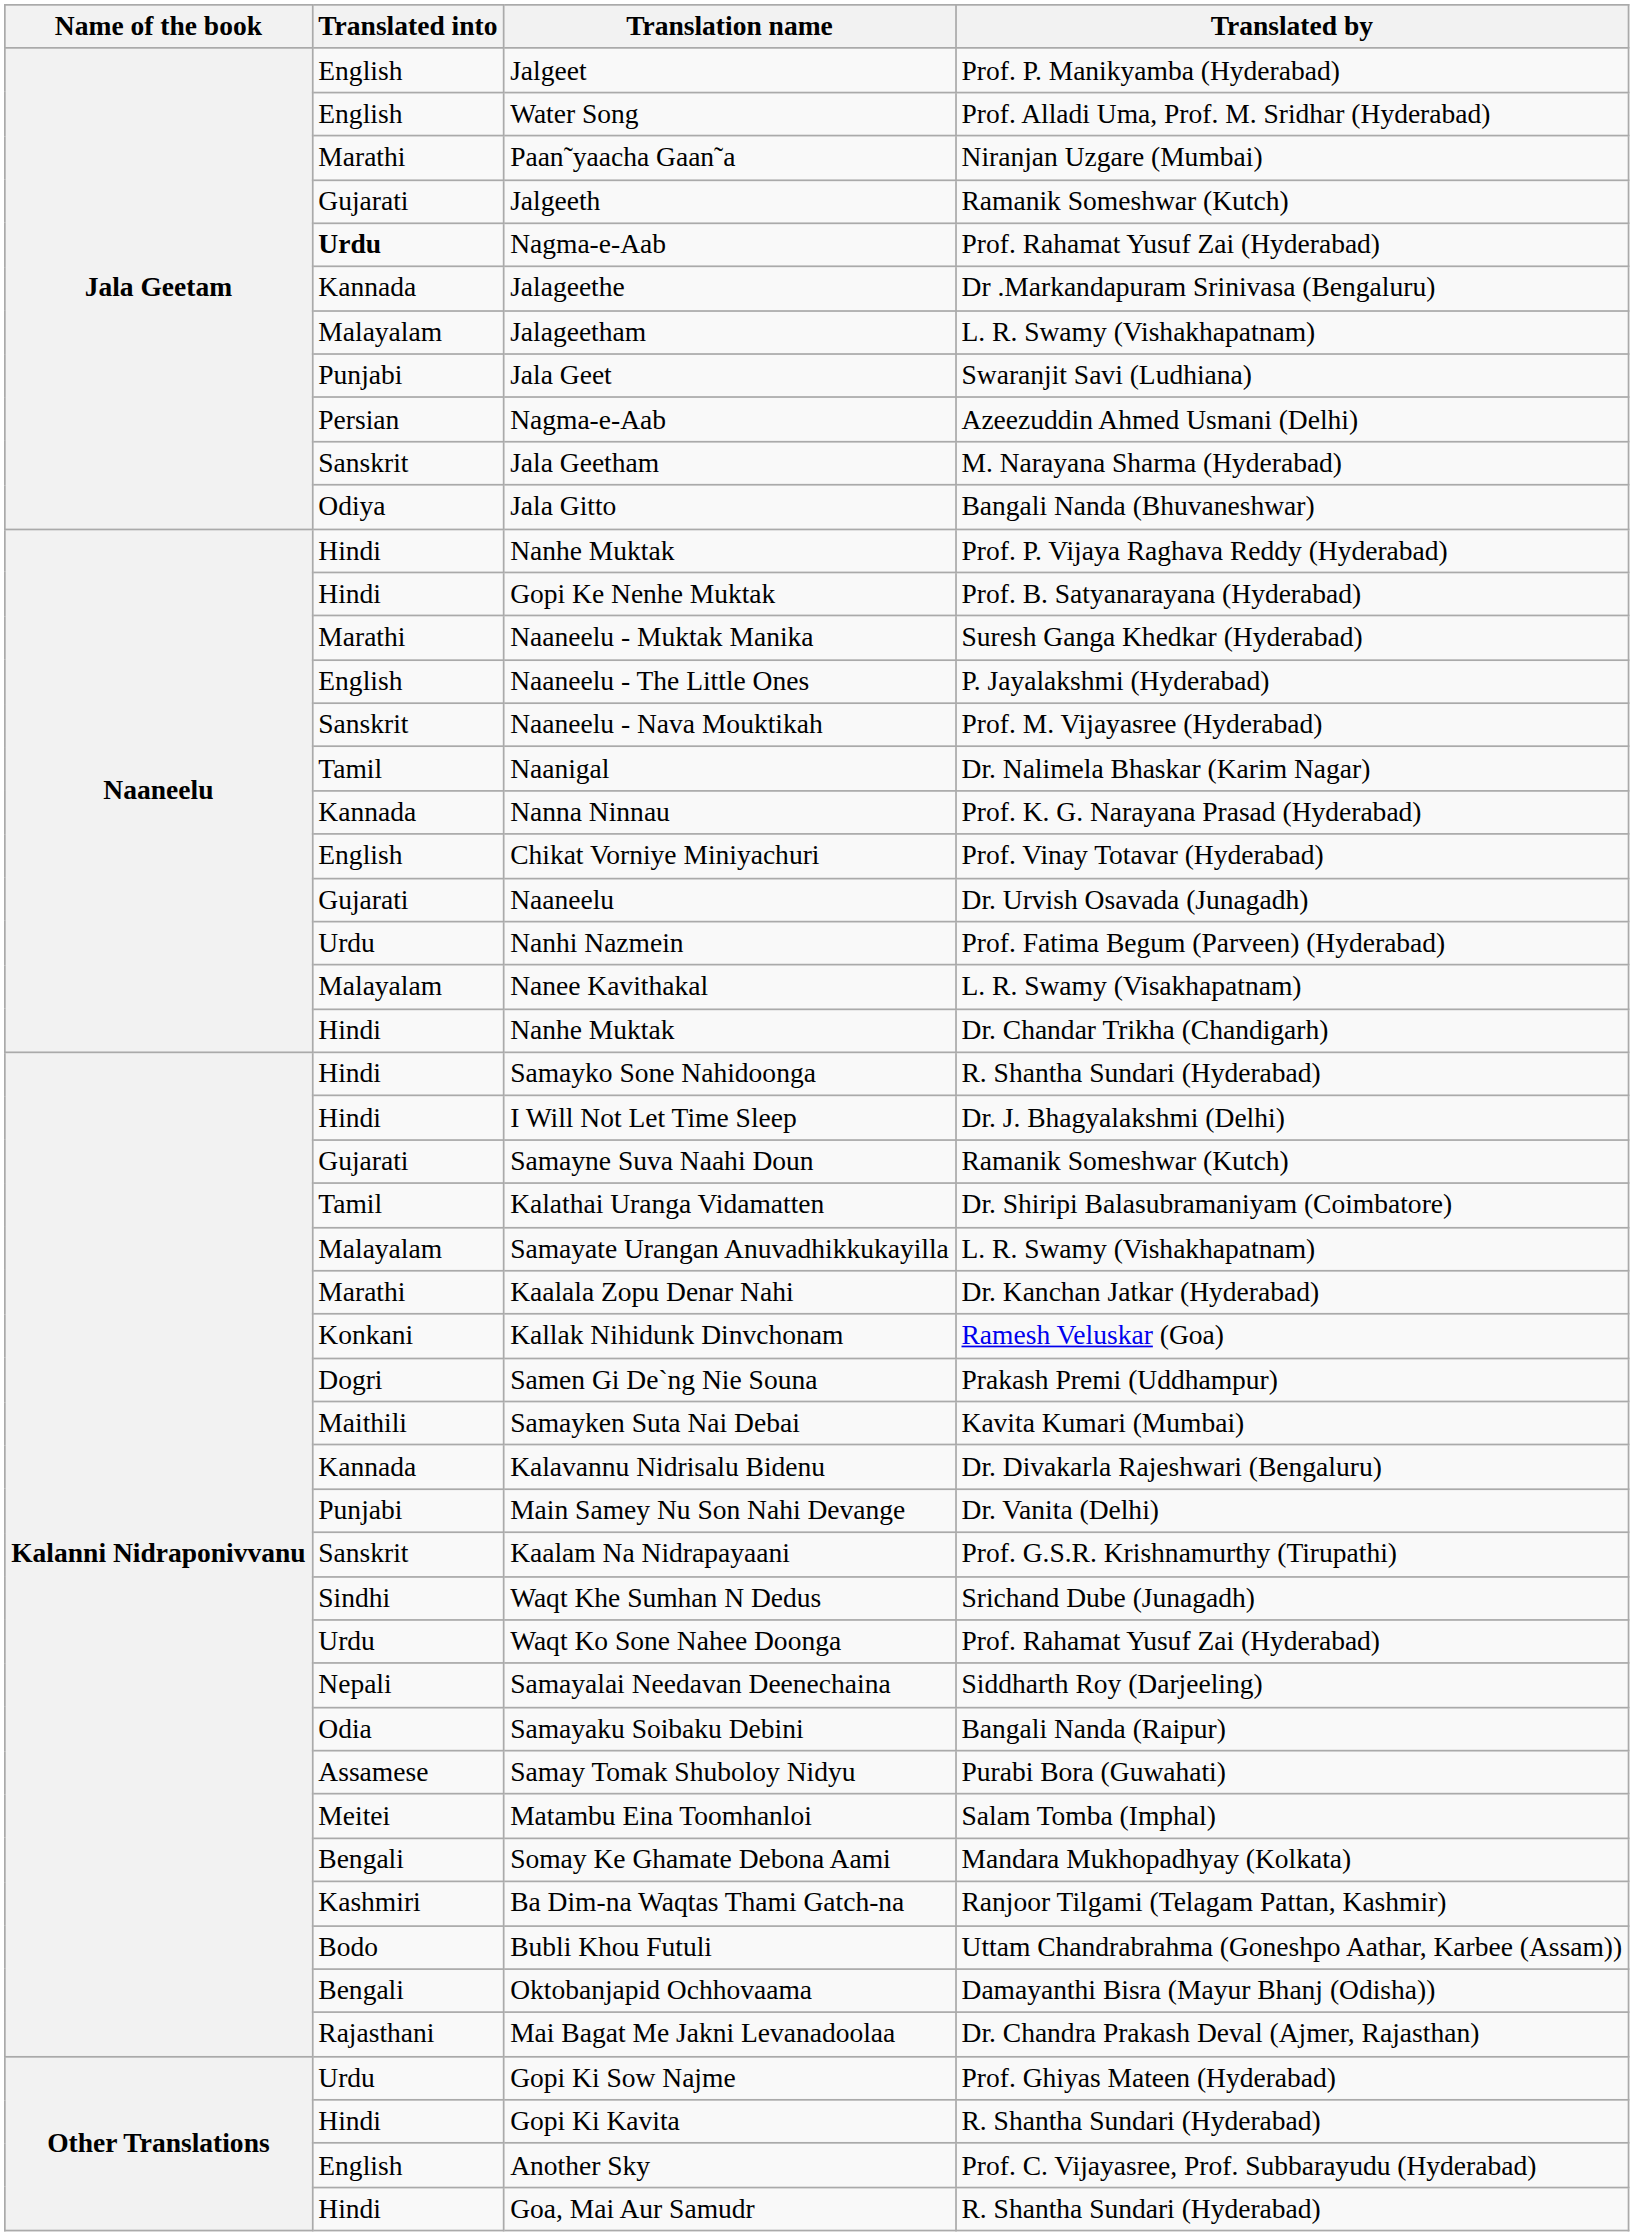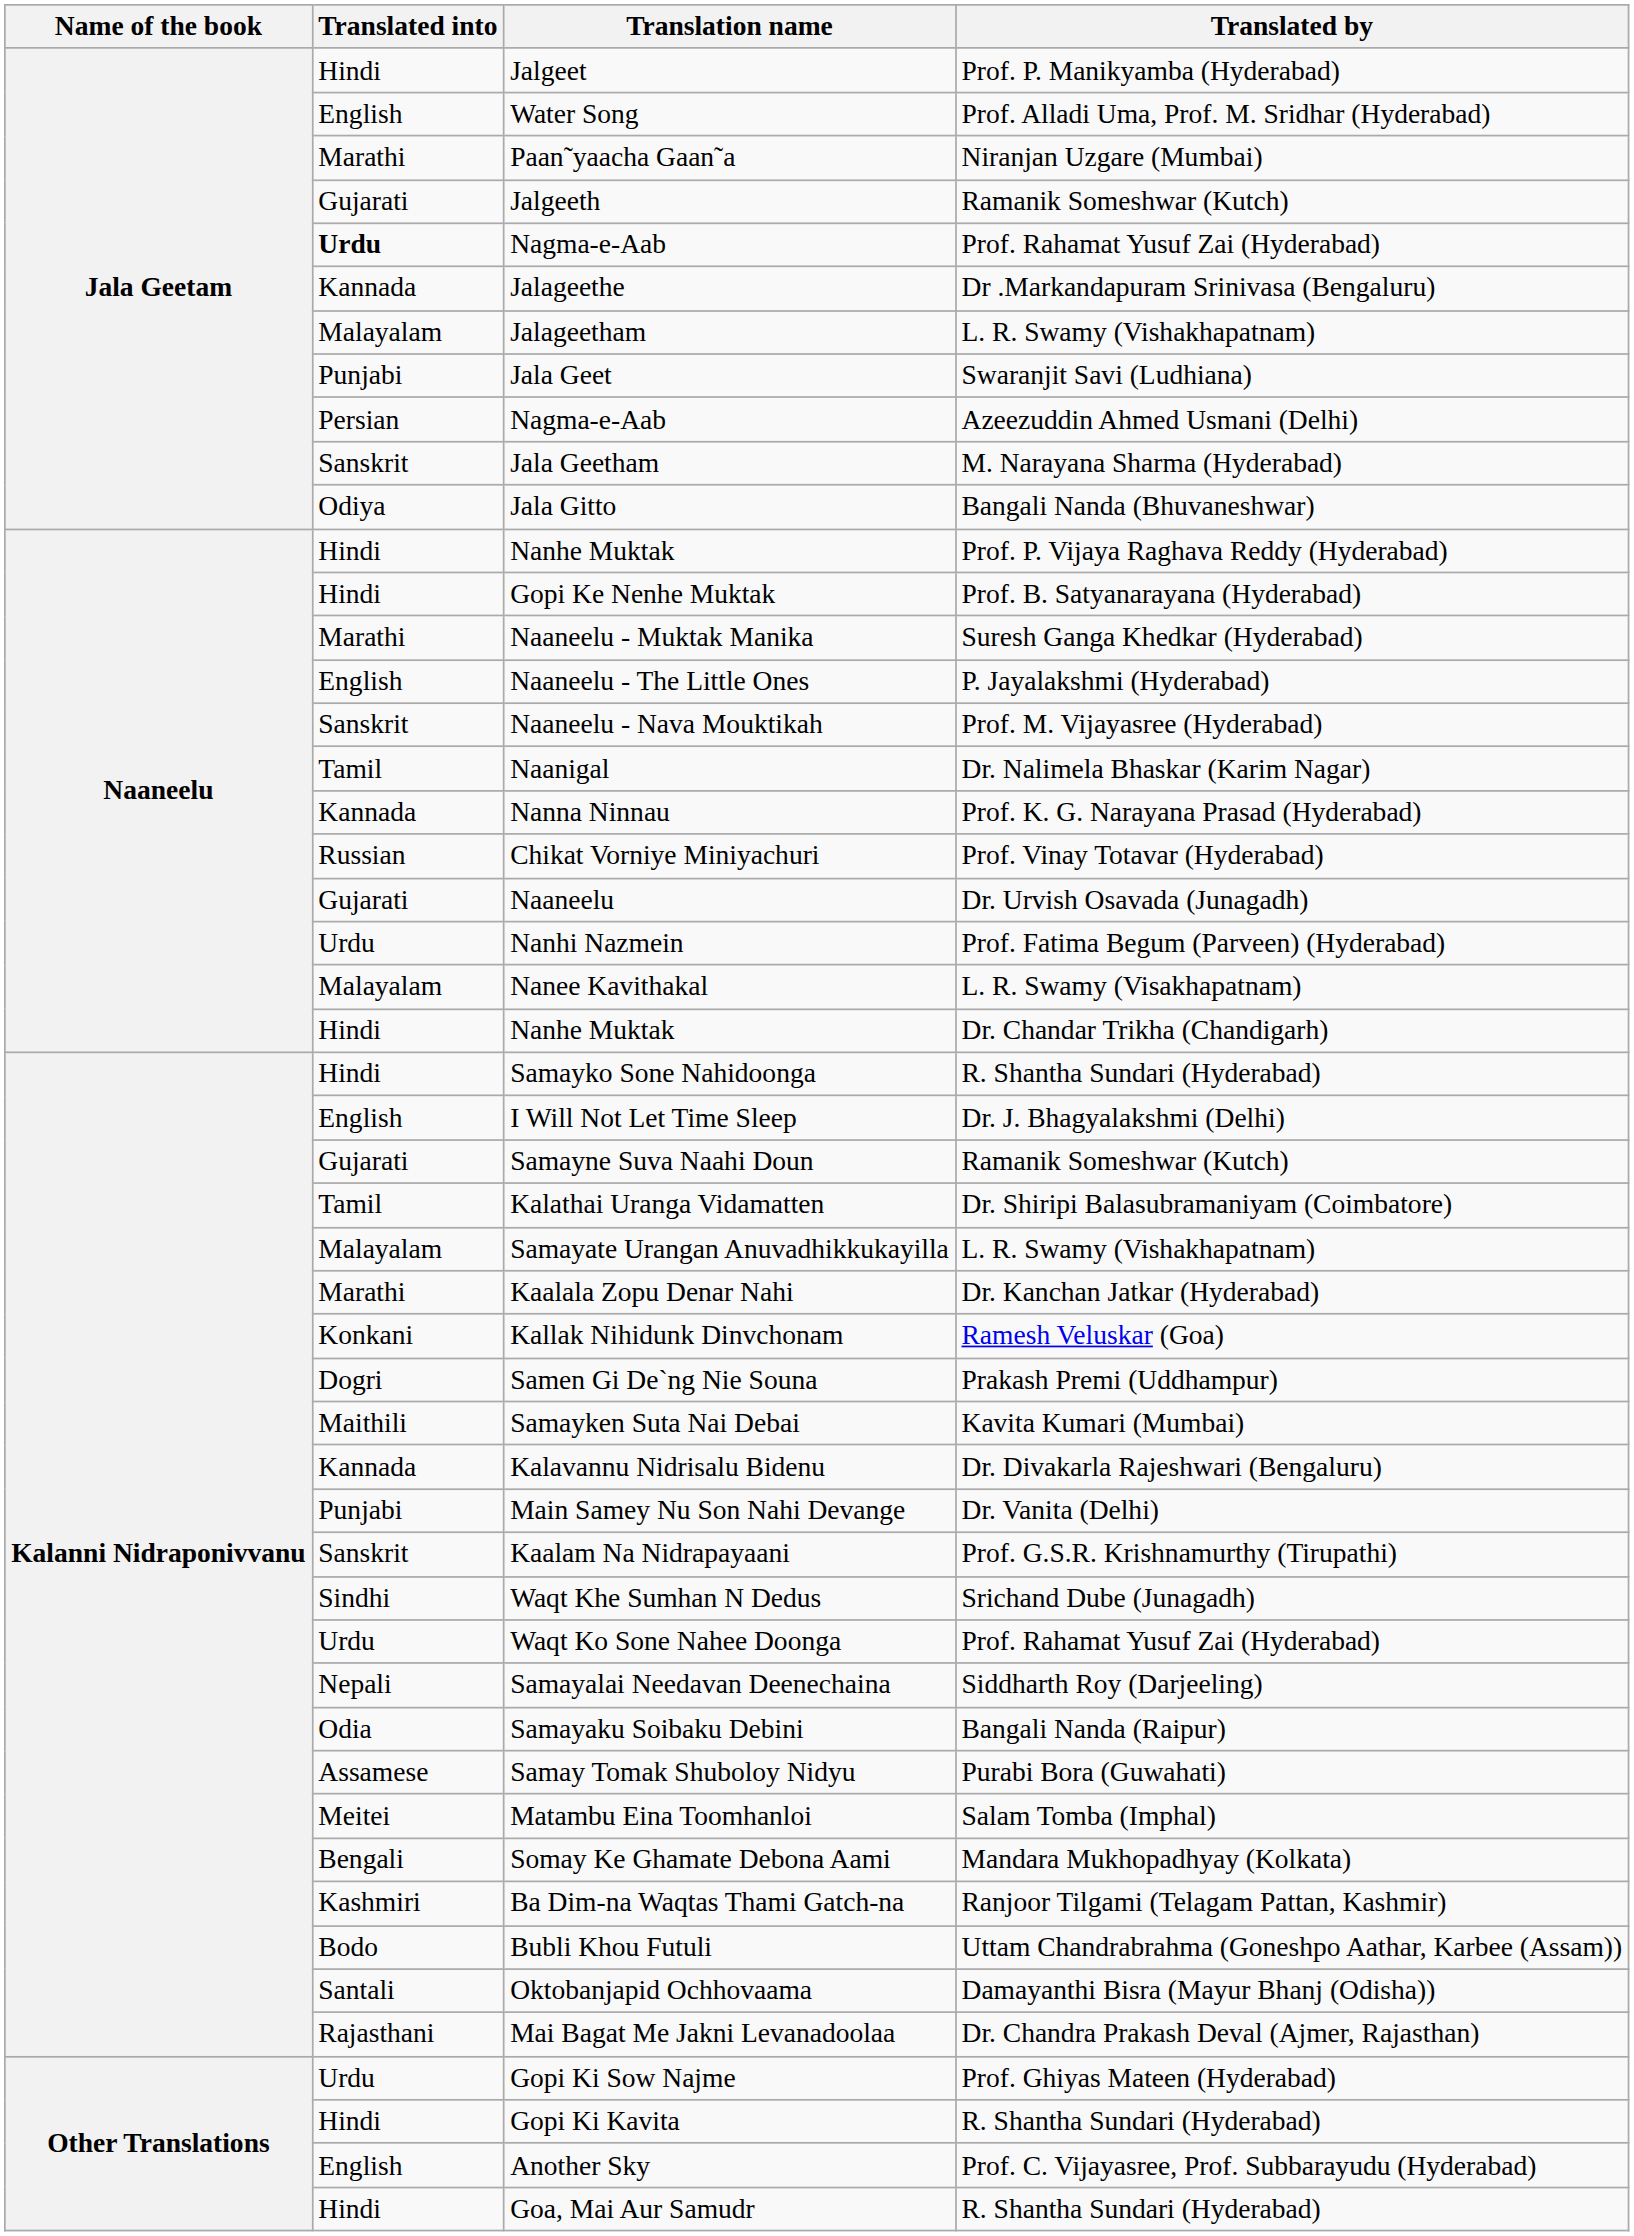(360, 69) English -> (350, 69) Hindi
(360, 855) English -> (362, 855) Russian
(350, 1117) Hindi -> (360, 1117) English
(361, 1990) Bengali -> (357, 1990) Santali
